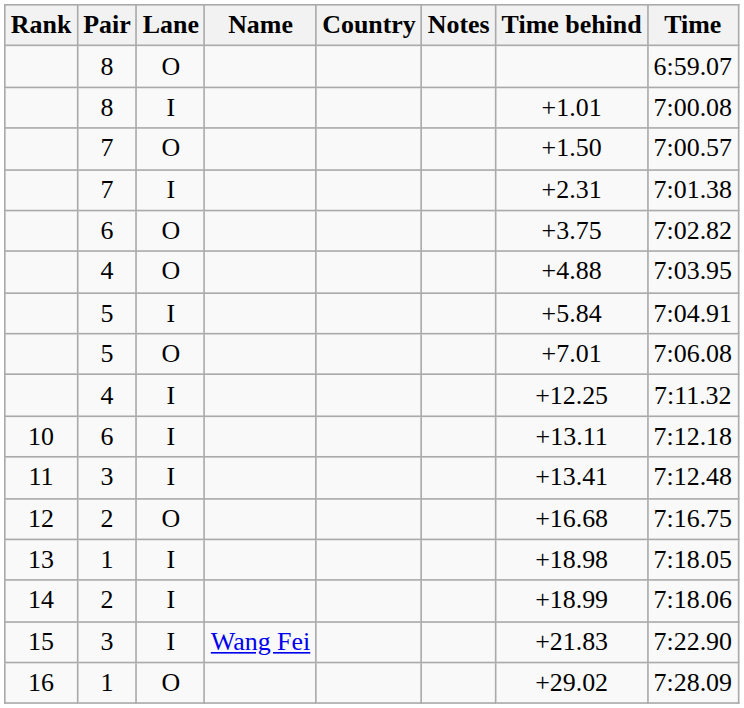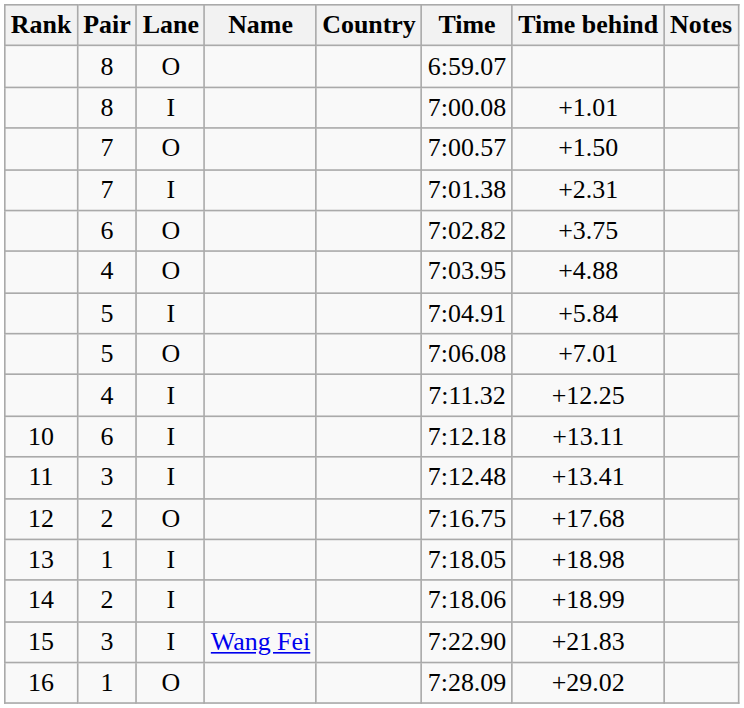columns swapped: (693, 25) <-> (459, 25)
(572, 518) +16.68 -> (588, 518) +17.68
